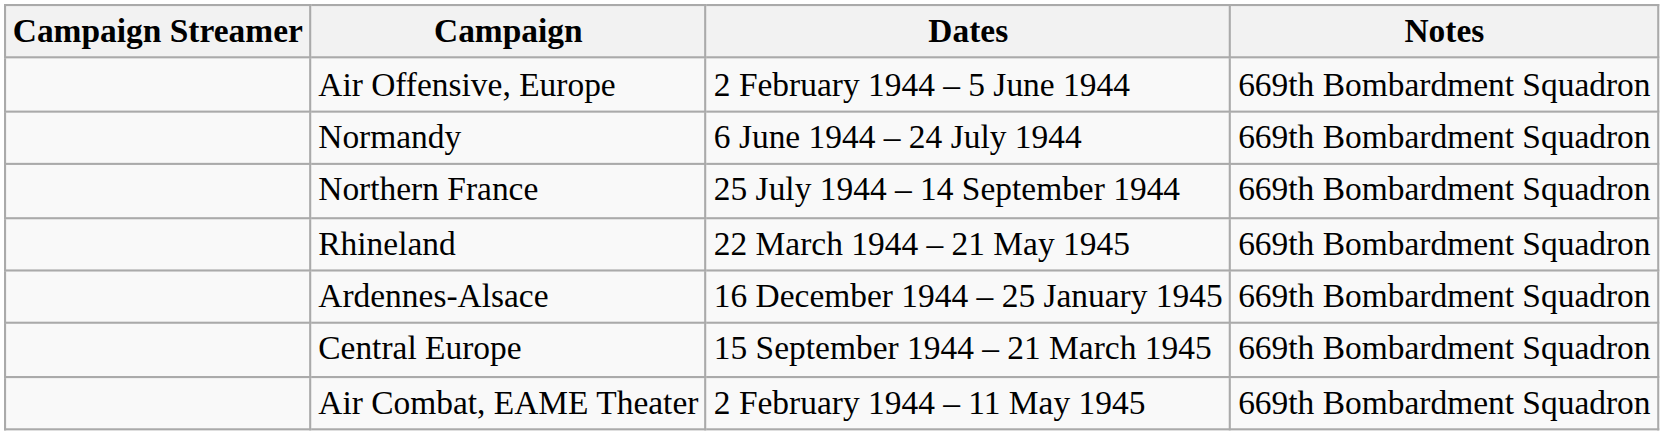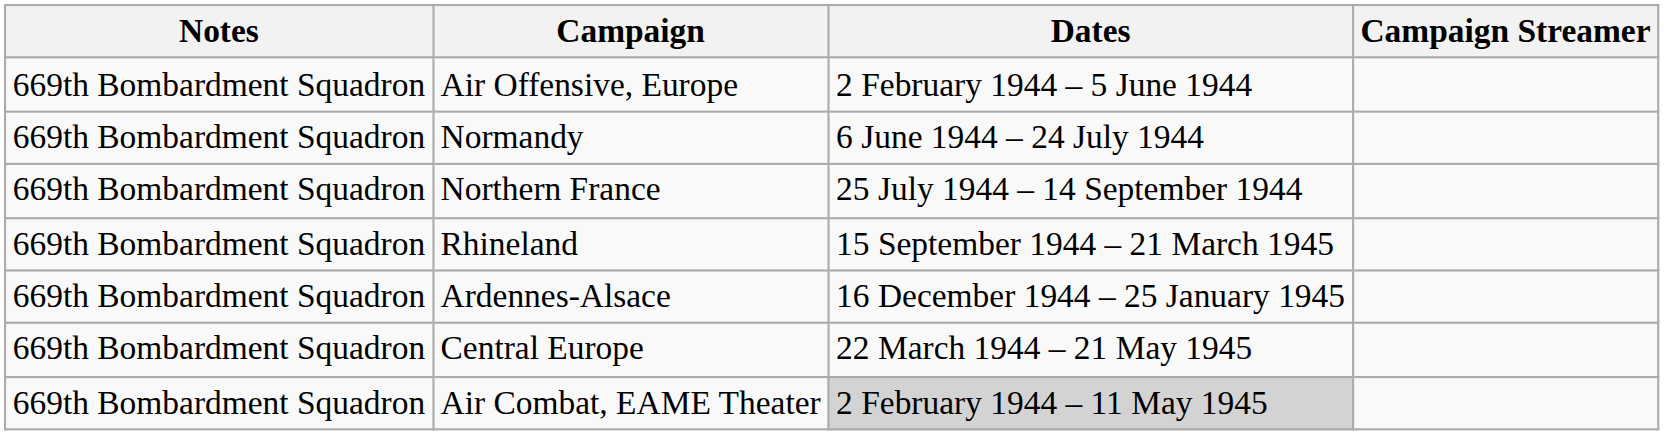columns swapped: (158, 31) <-> (1444, 31)
(922, 243) 22 March 1944 – 21 May 1945 -> (1085, 243) 15 September 1944 – 21 March 1945
(963, 349) 15 September 1944 – 21 March 1945 -> (1044, 349) 22 March 1944 – 21 May 1945
(930, 402) no background -> (1052, 402) lightgrey background
